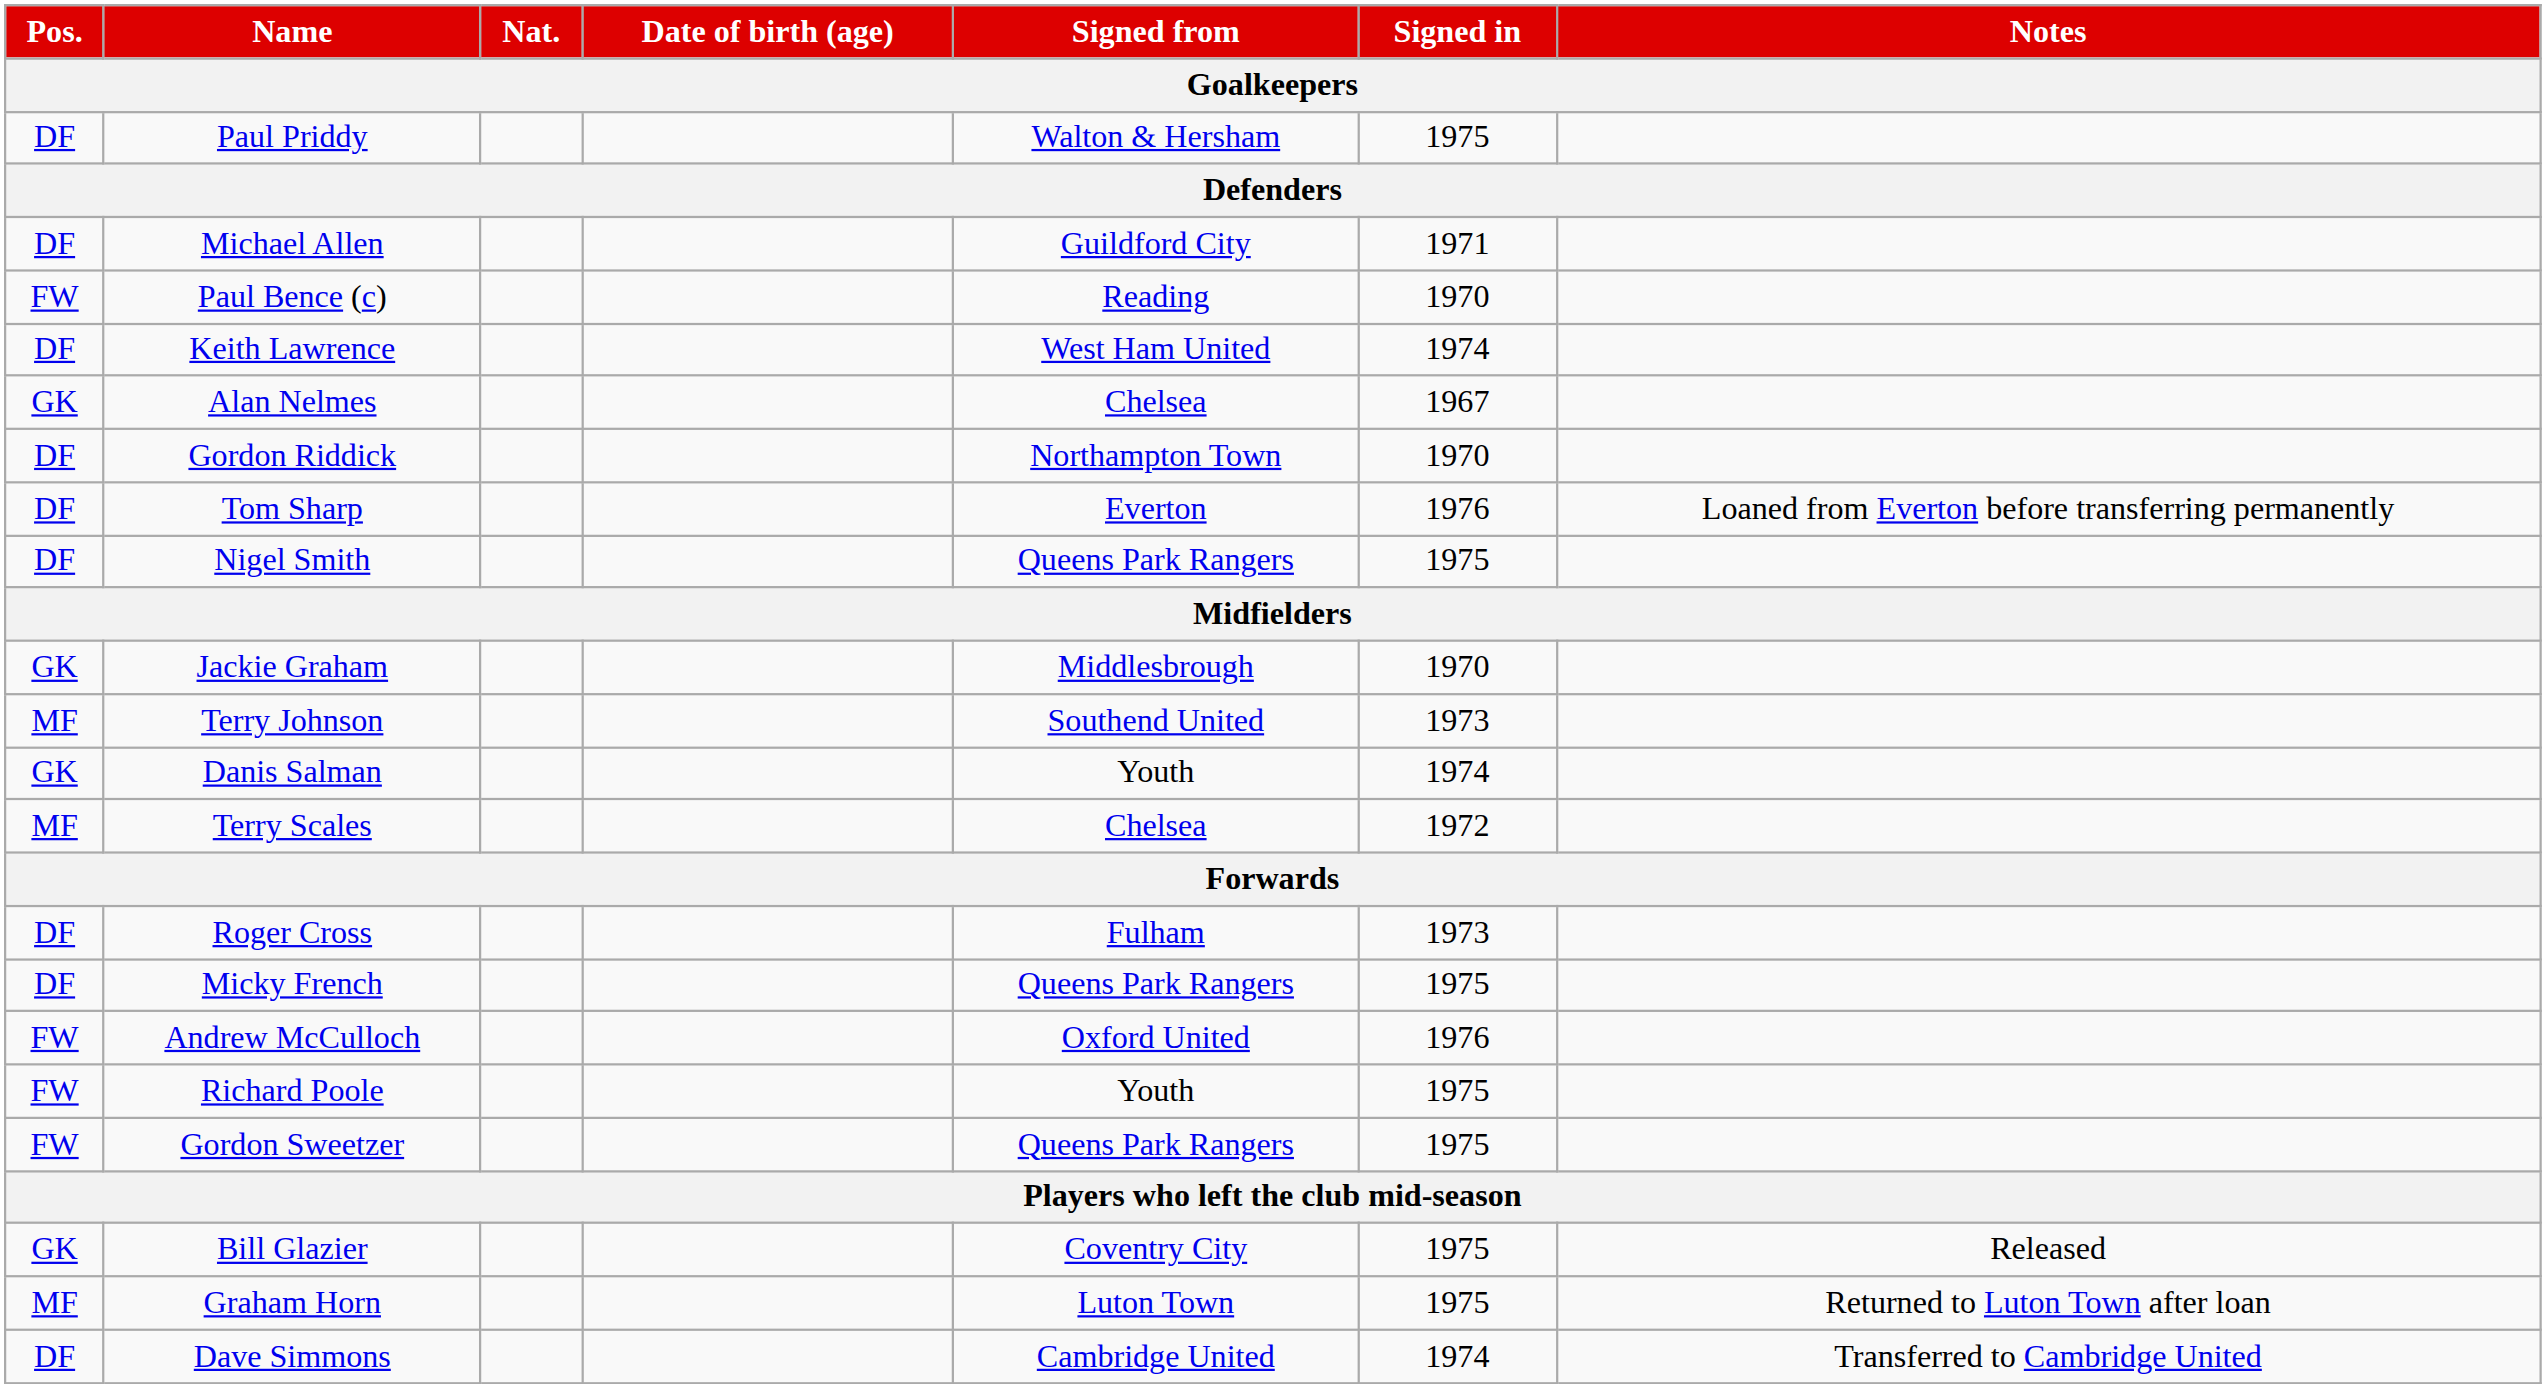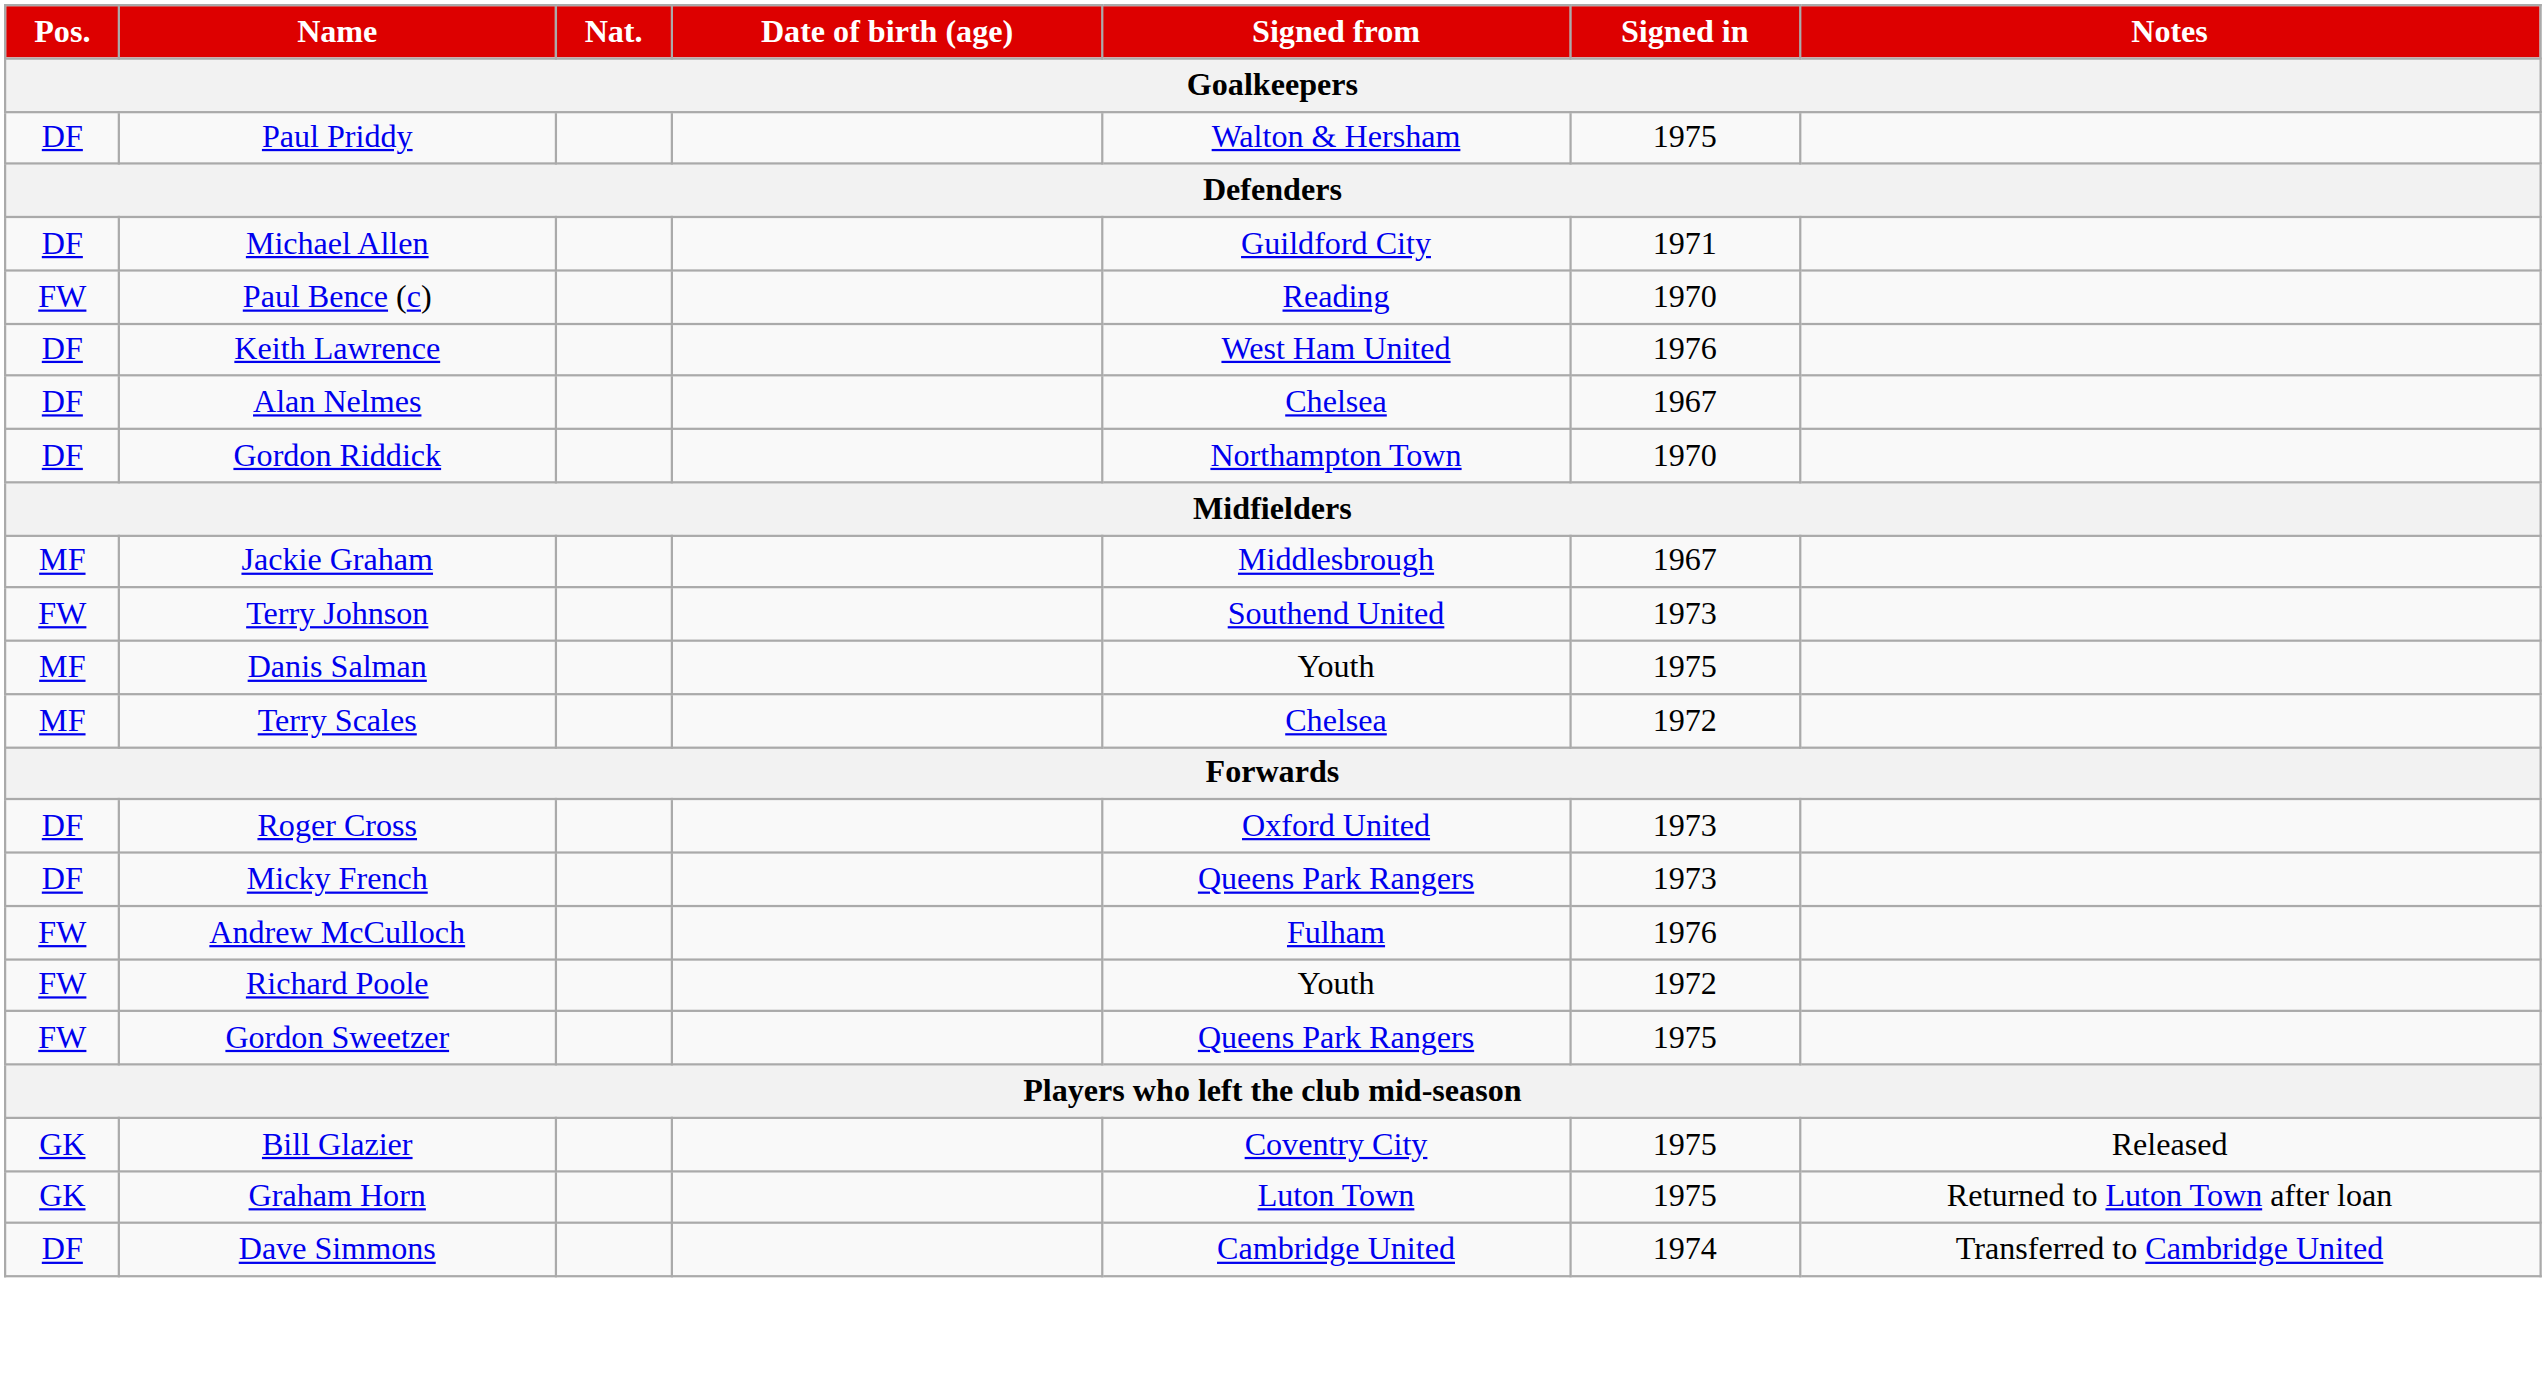(1457, 349) 1974 -> (1685, 349) 1976
(55, 402) GK -> (62, 402) DF
- row: (292, 508)
- row: (292, 560)
(55, 666) GK -> (62, 560) MF
(1457, 666) 1970 -> (1685, 560) 1967
(55, 719) MF -> (62, 613) FW
(55, 772) GK -> (62, 666) MF
(1457, 772) 1974 -> (1685, 666) 1975
(1156, 931) Fulham -> (1336, 825) Oxford United
(1457, 984) 1975 -> (1685, 878) 1973
(1156, 1037) Oxford United -> (1336, 931) Fulham
(1457, 1090) 1975 -> (1685, 984) 1972
(55, 1302) MF -> (62, 1196) GK
